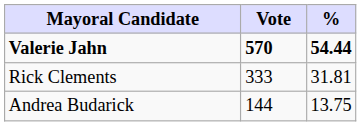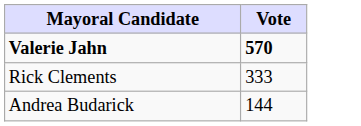- column: (331, 18)
